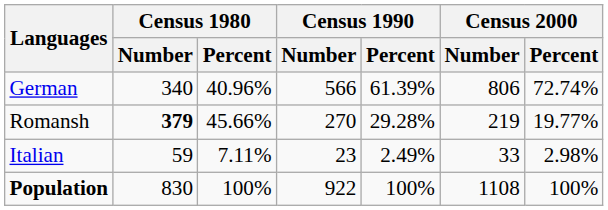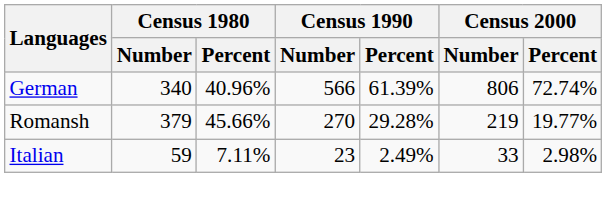(177, 121) bold -> (176, 121) normal
- row: (59, 188)
